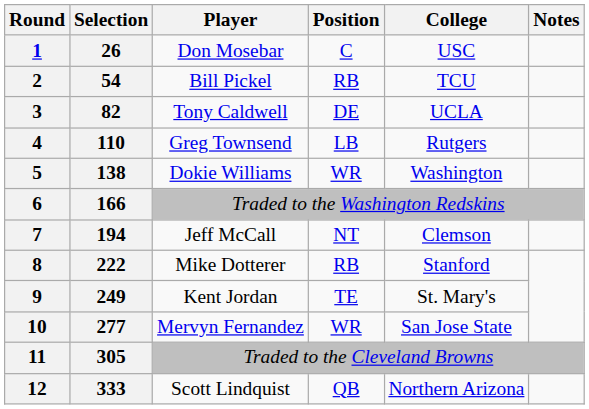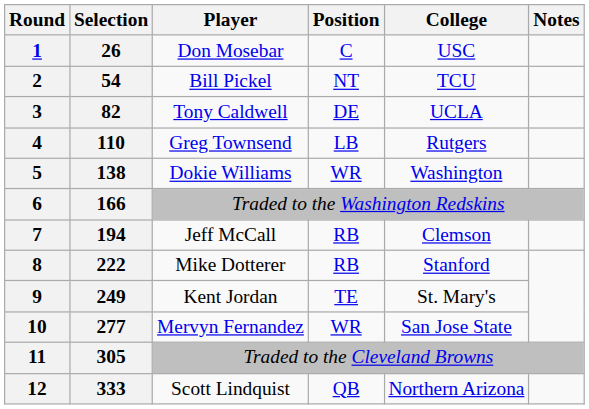(346, 81) RB -> (346, 81) NT
(346, 234) NT -> (346, 234) RB
